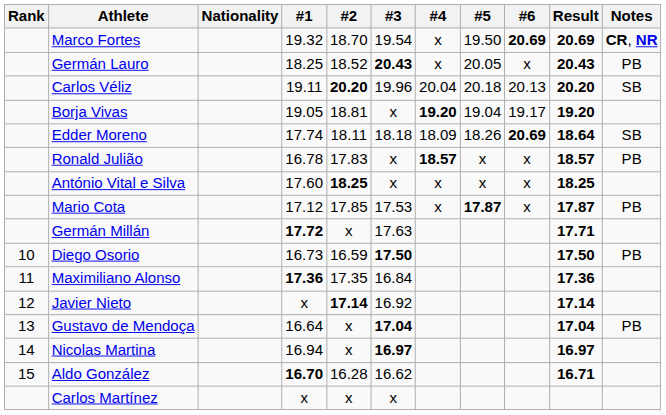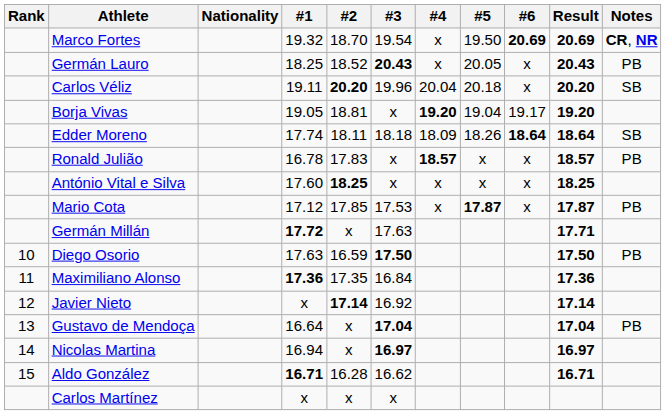(527, 87) 20.13 -> (527, 87) x
(527, 135) 20.69 -> (527, 135) 18.64
(304, 254) 16.73 -> (304, 254) 17.63
(304, 374) 16.70 -> (304, 374) 16.71
